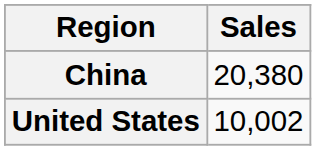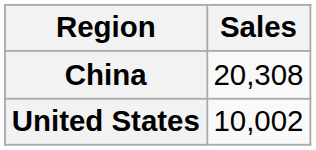(258, 74) 20,380 -> (258, 74) 20,308
